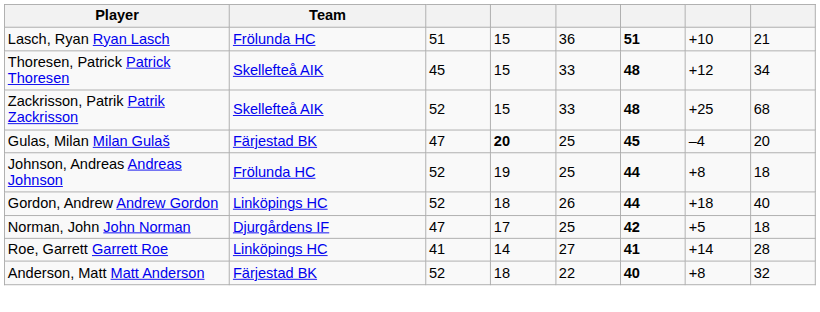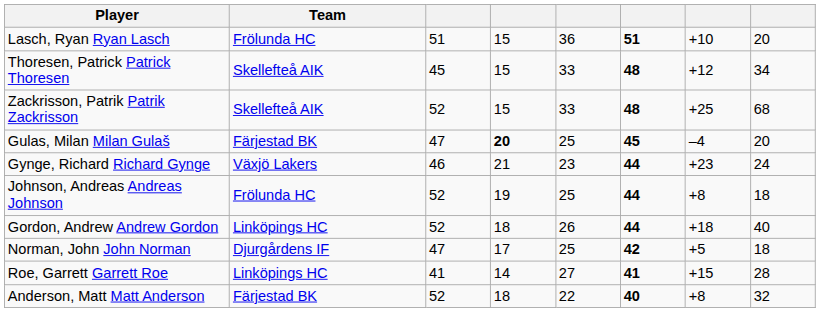(762, 39) 21 -> (762, 39) 20
+ row: (109, 164)
(701, 249) +14 -> (701, 273) +15
